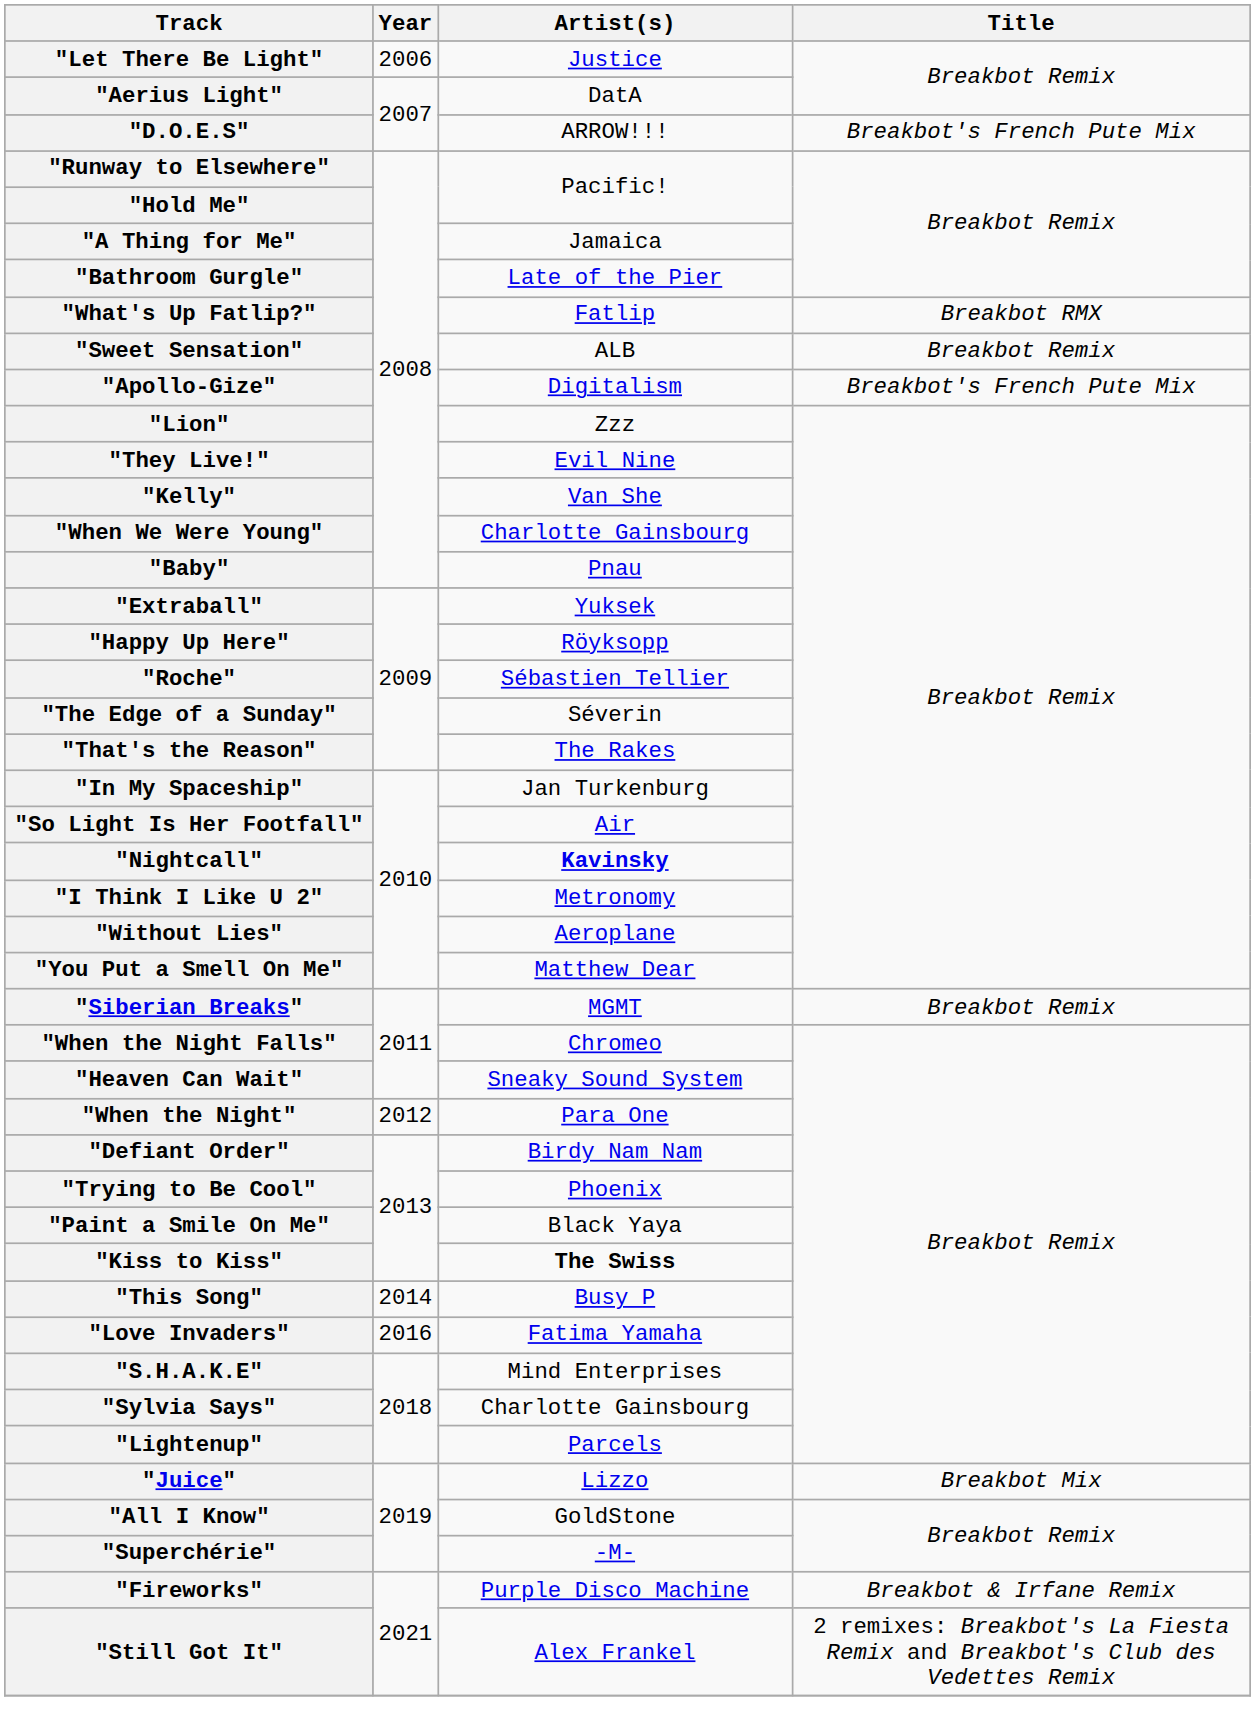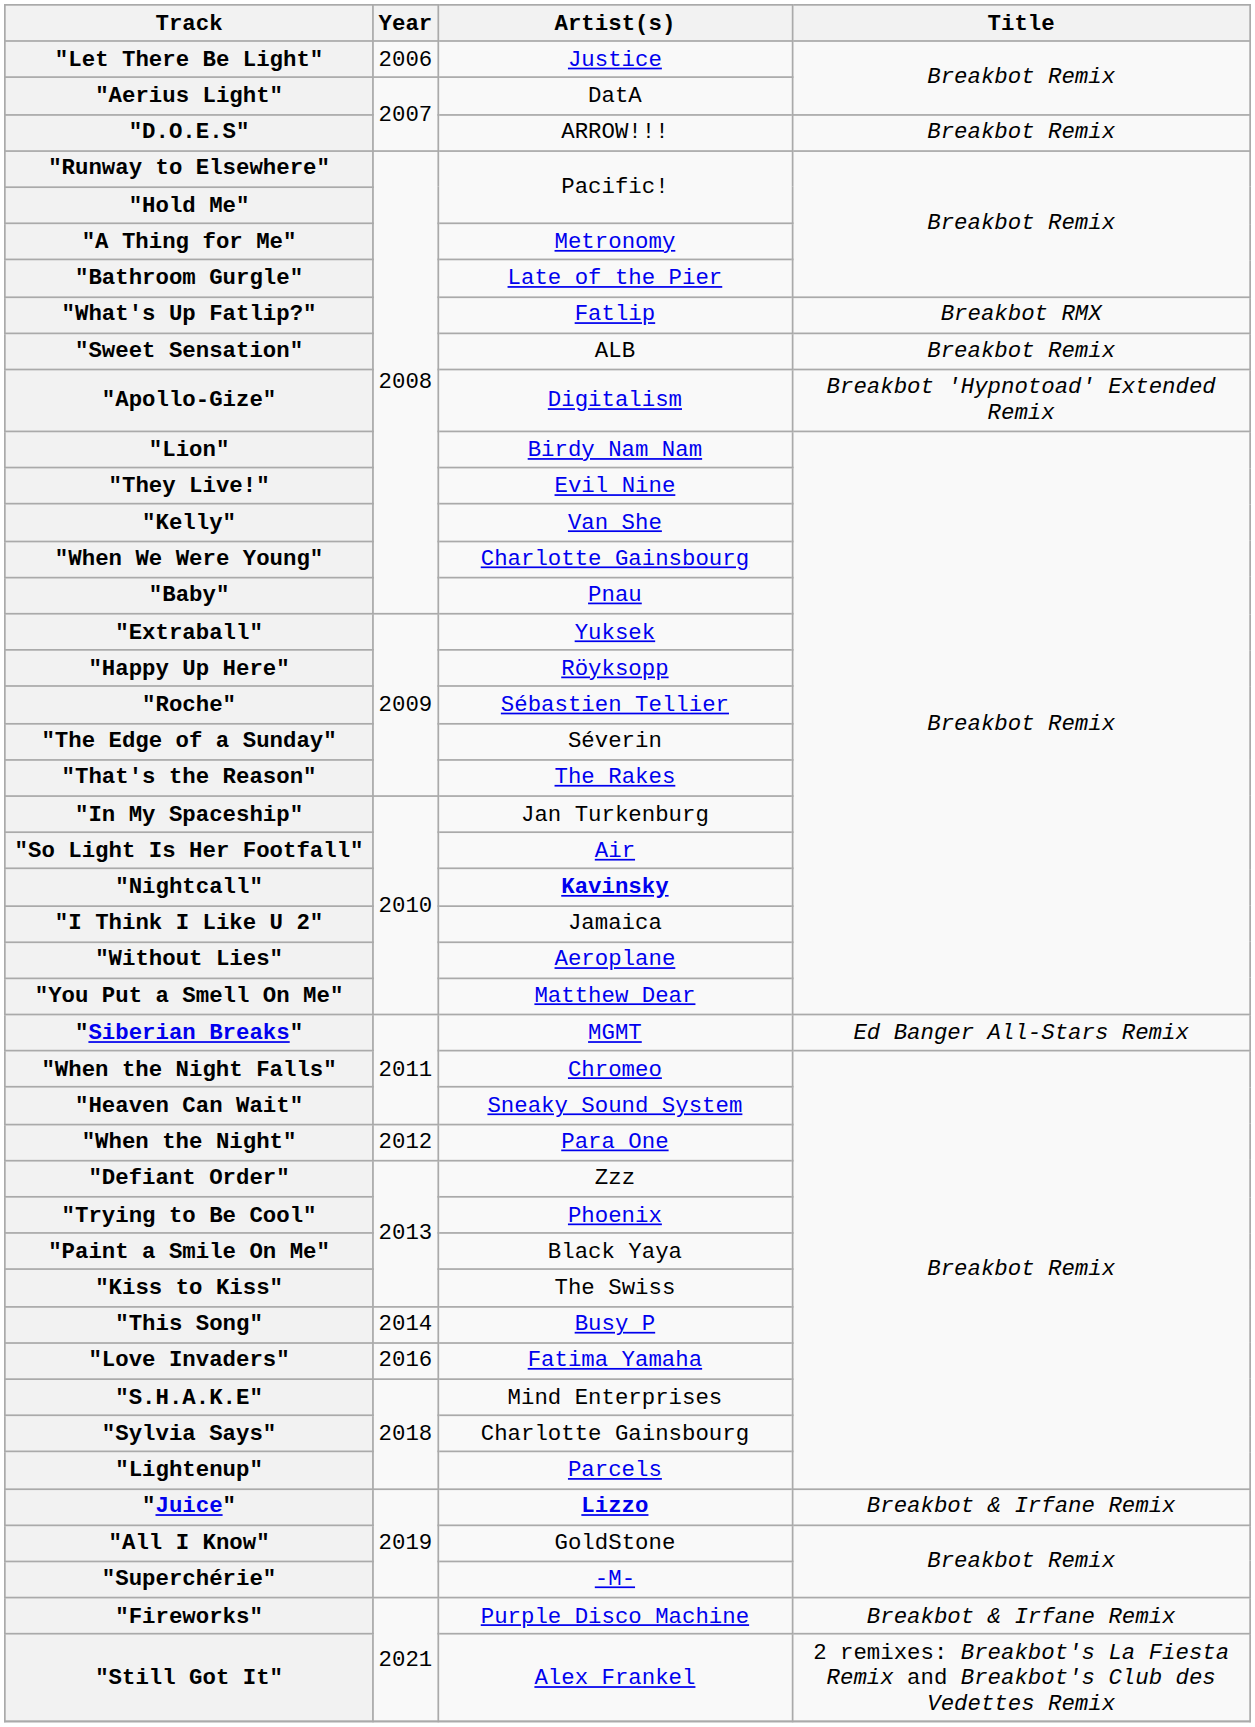(1021, 132) Breakbot's French Pute Mix -> (1021, 132) Breakbot Remix
(615, 242) Jamaica -> (615, 242) Metronomy
(1021, 388) Breakbot's French Pute Mix -> (1021, 400) Breakbot 'Hypnotoad' Extended Remix
(615, 424) Zzz -> (615, 450) Birdy Nam Nam
(615, 898) Metronomy -> (615, 924) Jamaica
(1021, 1007) Breakbot Remix -> (1021, 1033) Ed Banger All-Stars Remix
(615, 1153) Birdy Nam Nam -> (615, 1179) Zzz
(615, 1262) bold -> (615, 1288) normal
(615, 1481) normal -> (615, 1507) bold
(1021, 1481) Breakbot Mix -> (1021, 1507) Breakbot & Irfane Remix
